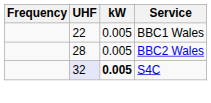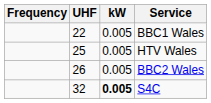+ row: (167, 51)
(79, 51) 28 -> (79, 70) 26
(79, 70) lavender background -> (79, 88) no background
